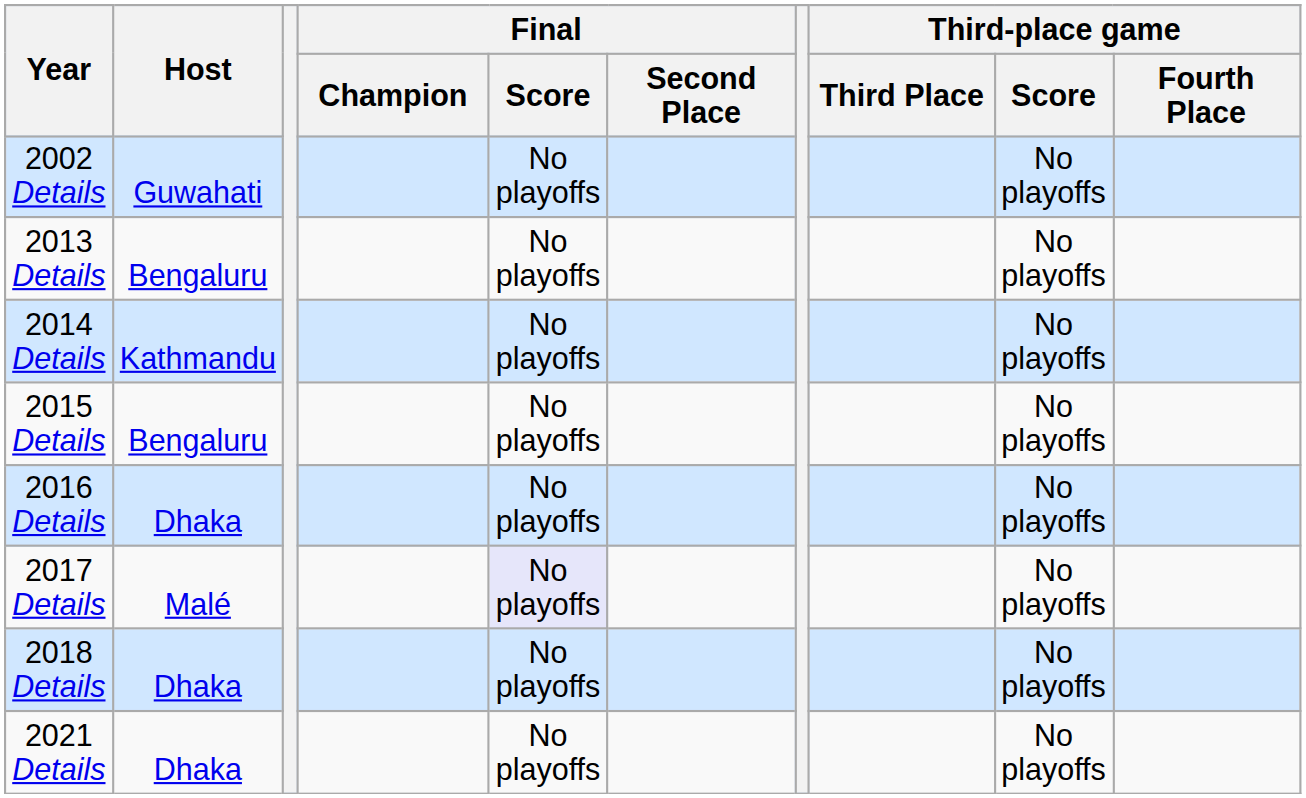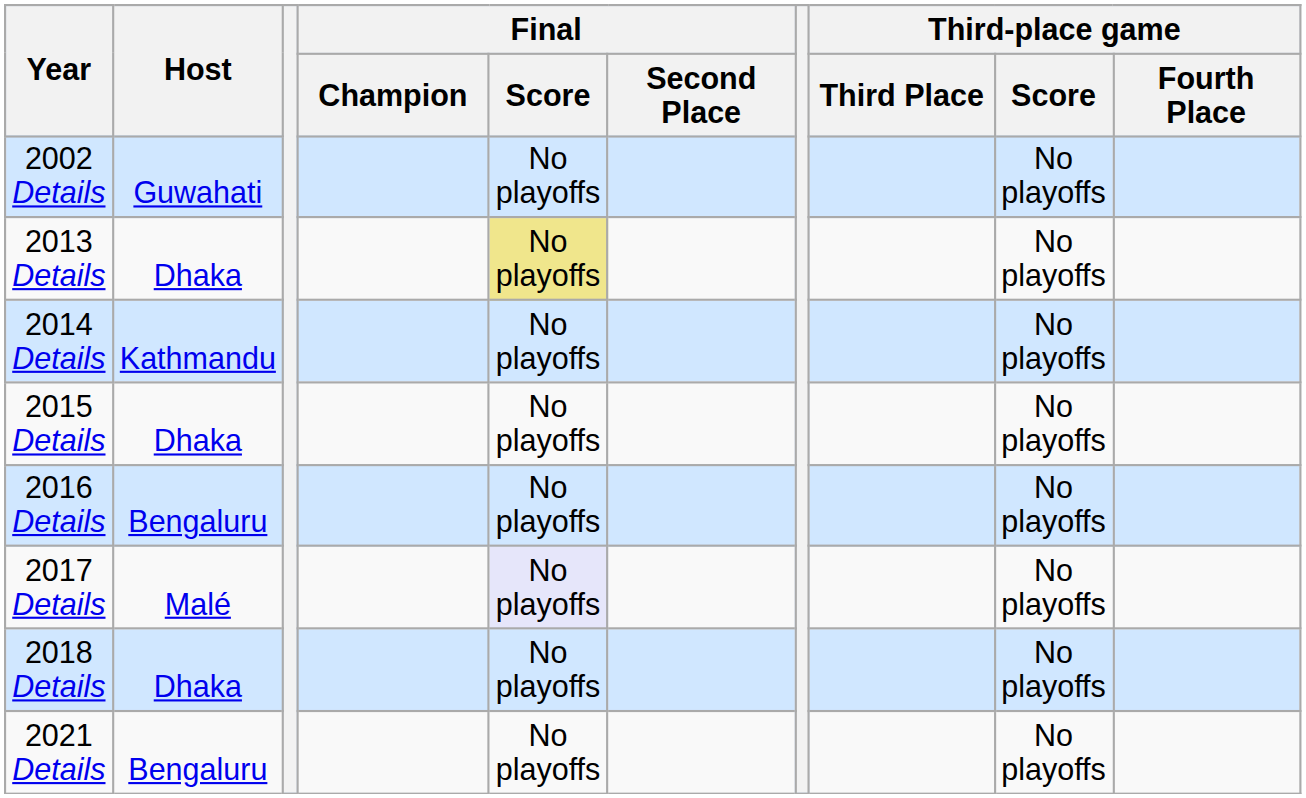(198, 276) Bengaluru -> (198, 276) Dhaka
(548, 259) no background -> (548, 259) khaki background
(198, 440) Bengaluru -> (198, 440) Dhaka
(198, 522) Dhaka -> (198, 522) Bengaluru
(198, 769) Dhaka -> (198, 769) Bengaluru
